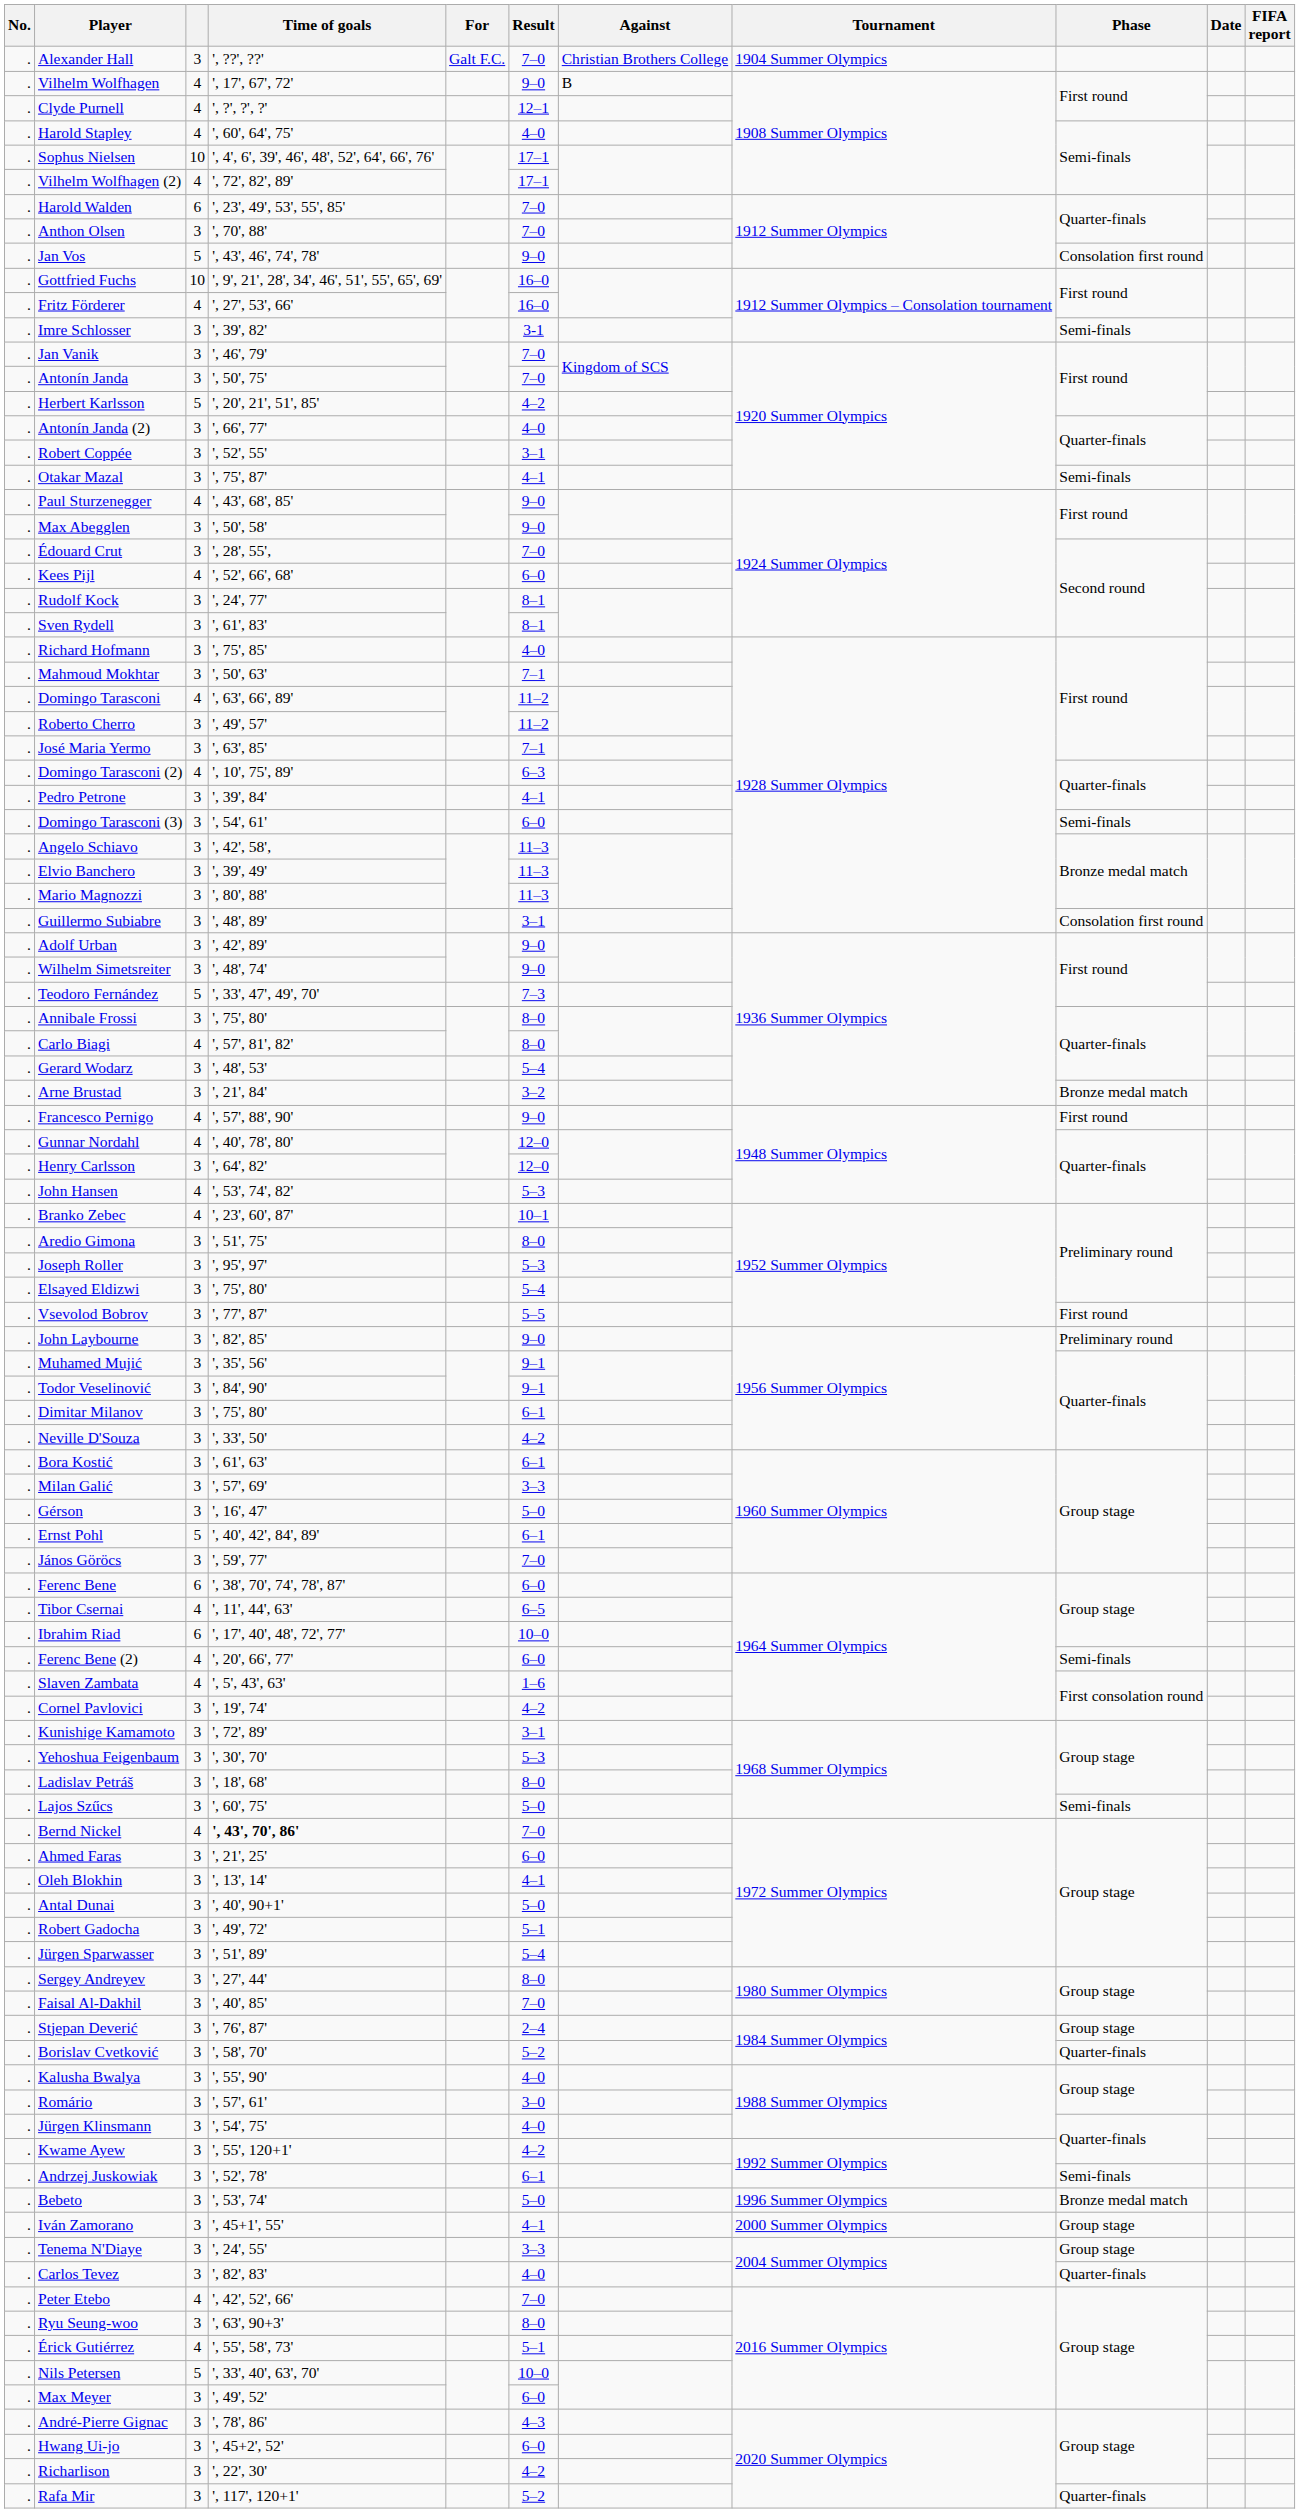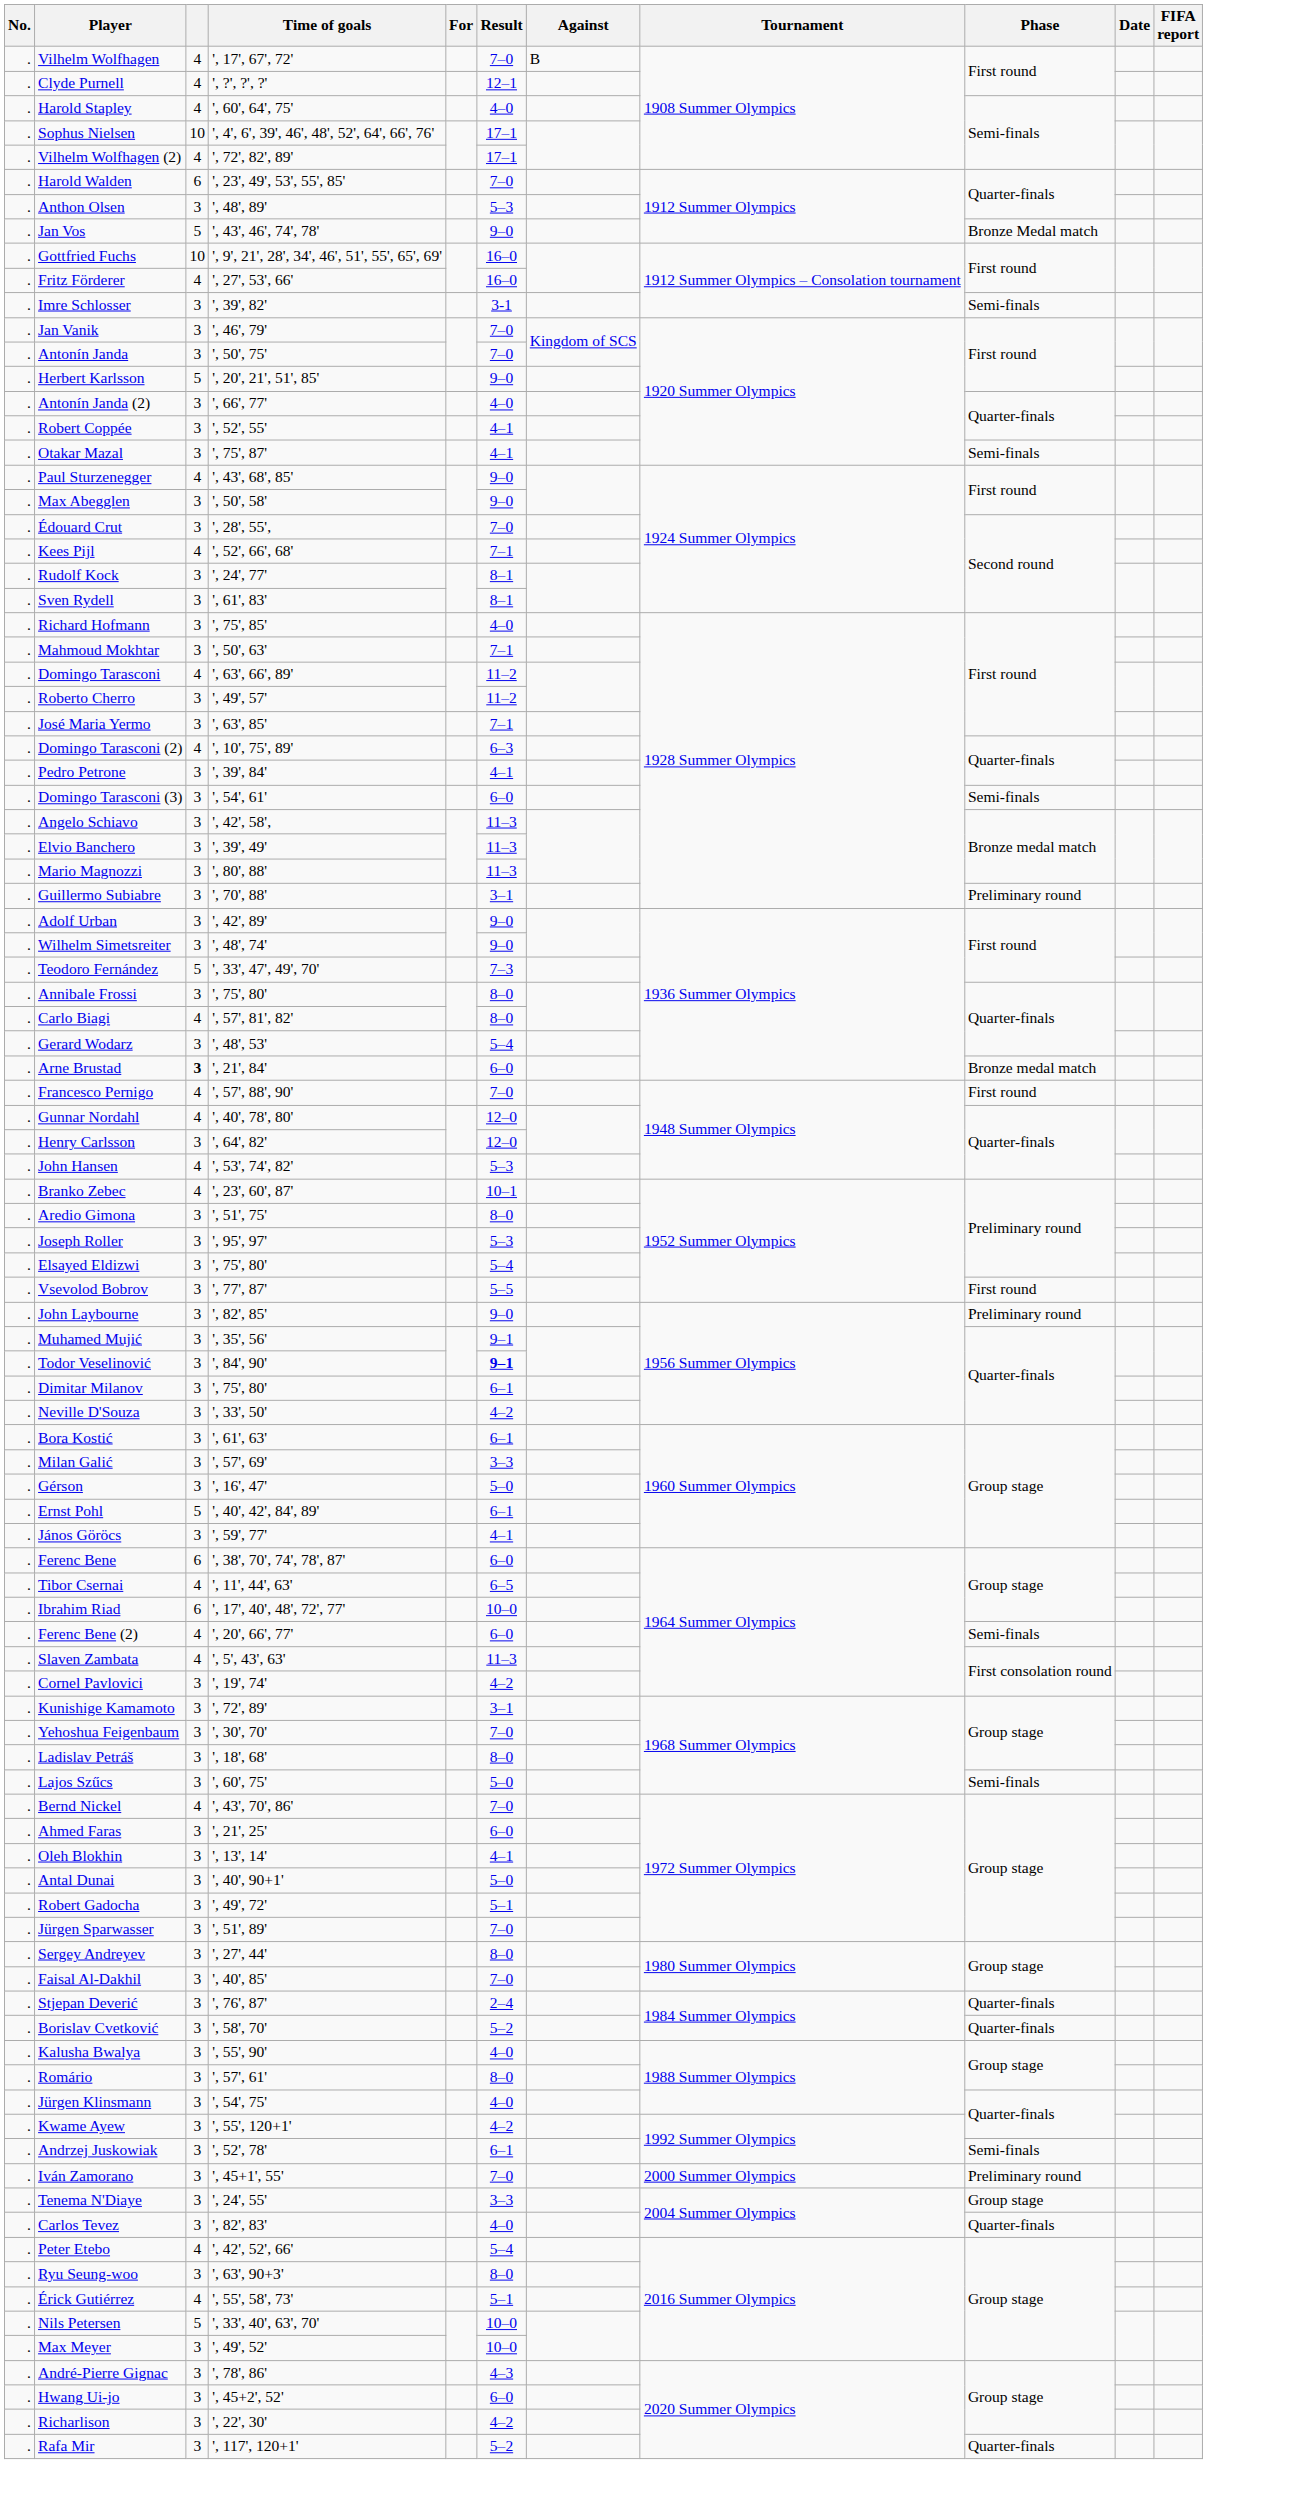- row: (86, 58)
(533, 83) 9–0 -> (502, 58) 7–0
(240, 231) ', 70', 88' -> (240, 206) ', 48', 89'
(533, 231) 7–0 -> (502, 206) 5–3
(1131, 255) Consolation first round -> (1033, 231) Bronze Medal match
(533, 403) 4–2 -> (502, 378) 9–0
(533, 452) 3–1 -> (502, 428) 4–1
(533, 575) 6–0 -> (502, 551) 7–1
(240, 920) ', 48', 89' -> (240, 895) ', 70', 88'
(1131, 920) Consolation first round -> (1025, 895) Preliminary round
(197, 1092) normal -> (197, 1068) bold
(533, 1092) 3–2 -> (502, 1068) 6–0
(533, 1117) 9–0 -> (502, 1092) 7–0
(533, 1388) normal -> (502, 1363) bold
(533, 1560) 7–0 -> (502, 1535) 4–1
(533, 1683) 1–6 -> (502, 1658) 11–3
(533, 1757) 5–3 -> (502, 1732) 7–0
(256, 1831) bold -> (253, 1806) normal
(533, 1954) 5–4 -> (502, 1929) 7–0
(1097, 2027) Group stage -> (1011, 2003) Quarter-finals
(533, 2101) 3–0 -> (502, 2077) 8–0
- row: (60, 2200)
(533, 2224) 4–1 -> (502, 2175) 7–0
(1097, 2224) Group stage -> (1025, 2175) Preliminary round
(533, 2298) 7–0 -> (502, 2249) 5–4
(533, 2397) 6–0 -> (502, 2347) 10–0
